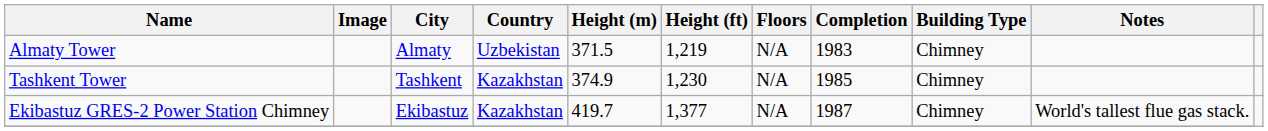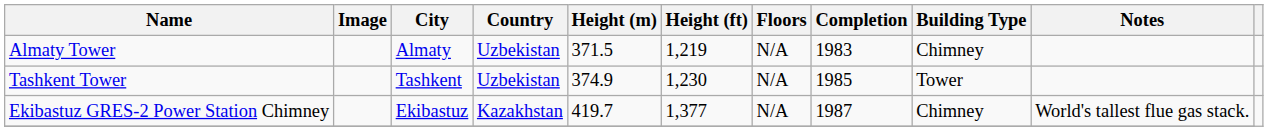(520, 80) Kazakhstan -> (518, 80) Uzbekistan
(950, 80) Chimney -> (940, 80) Tower
